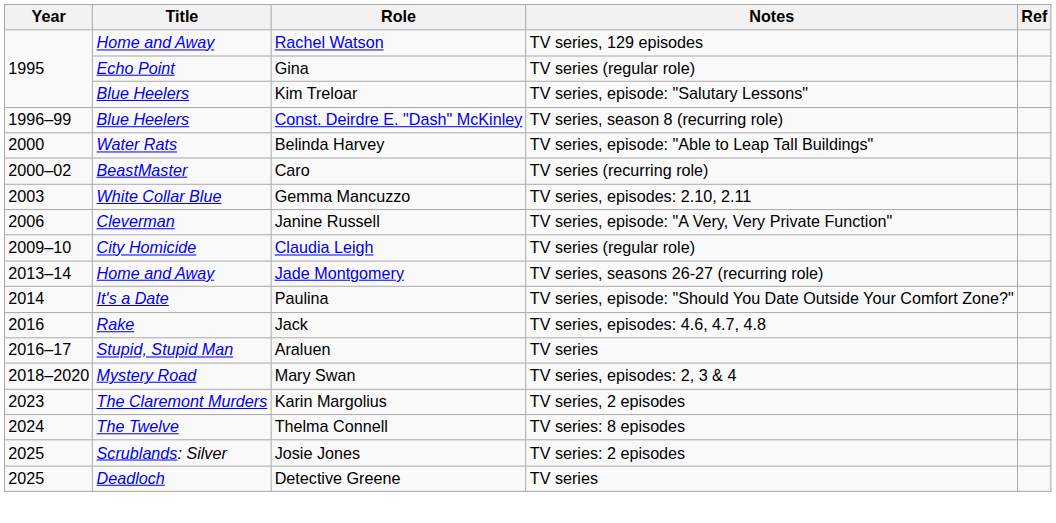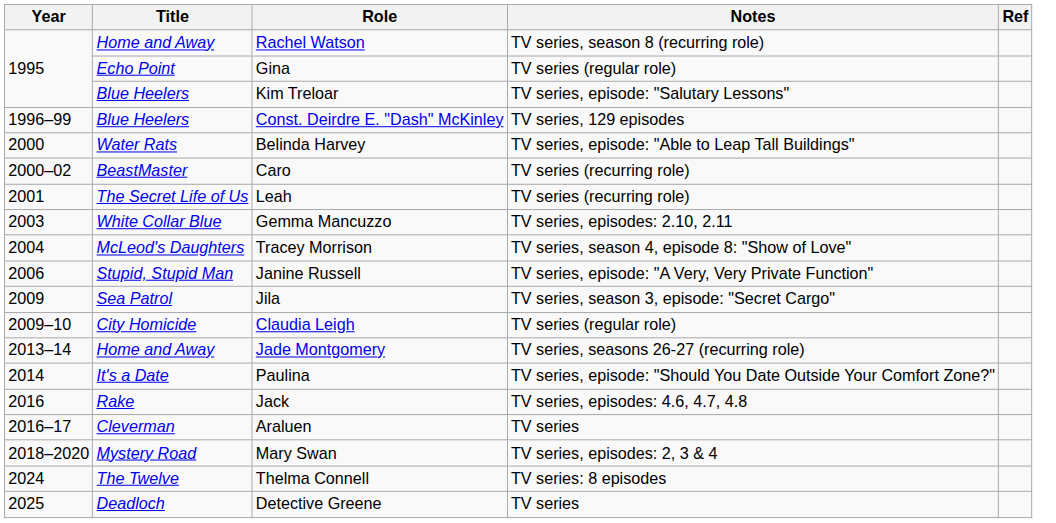(616, 42) TV series, 129 episodes -> (638, 42) TV series, season 8 (recurring role)
(656, 119) TV series, season 8 (recurring role) -> (598, 119) TV series, 129 episodes
+ row: (274, 196)
+ row: (314, 247)
(136, 222) Cleverman -> (165, 273) Stupid, Stupid Man
+ row: (268, 299)
(165, 350) Stupid, Stupid Man -> (136, 427) Cleverman
- row: (331, 401)
- row: (317, 453)
